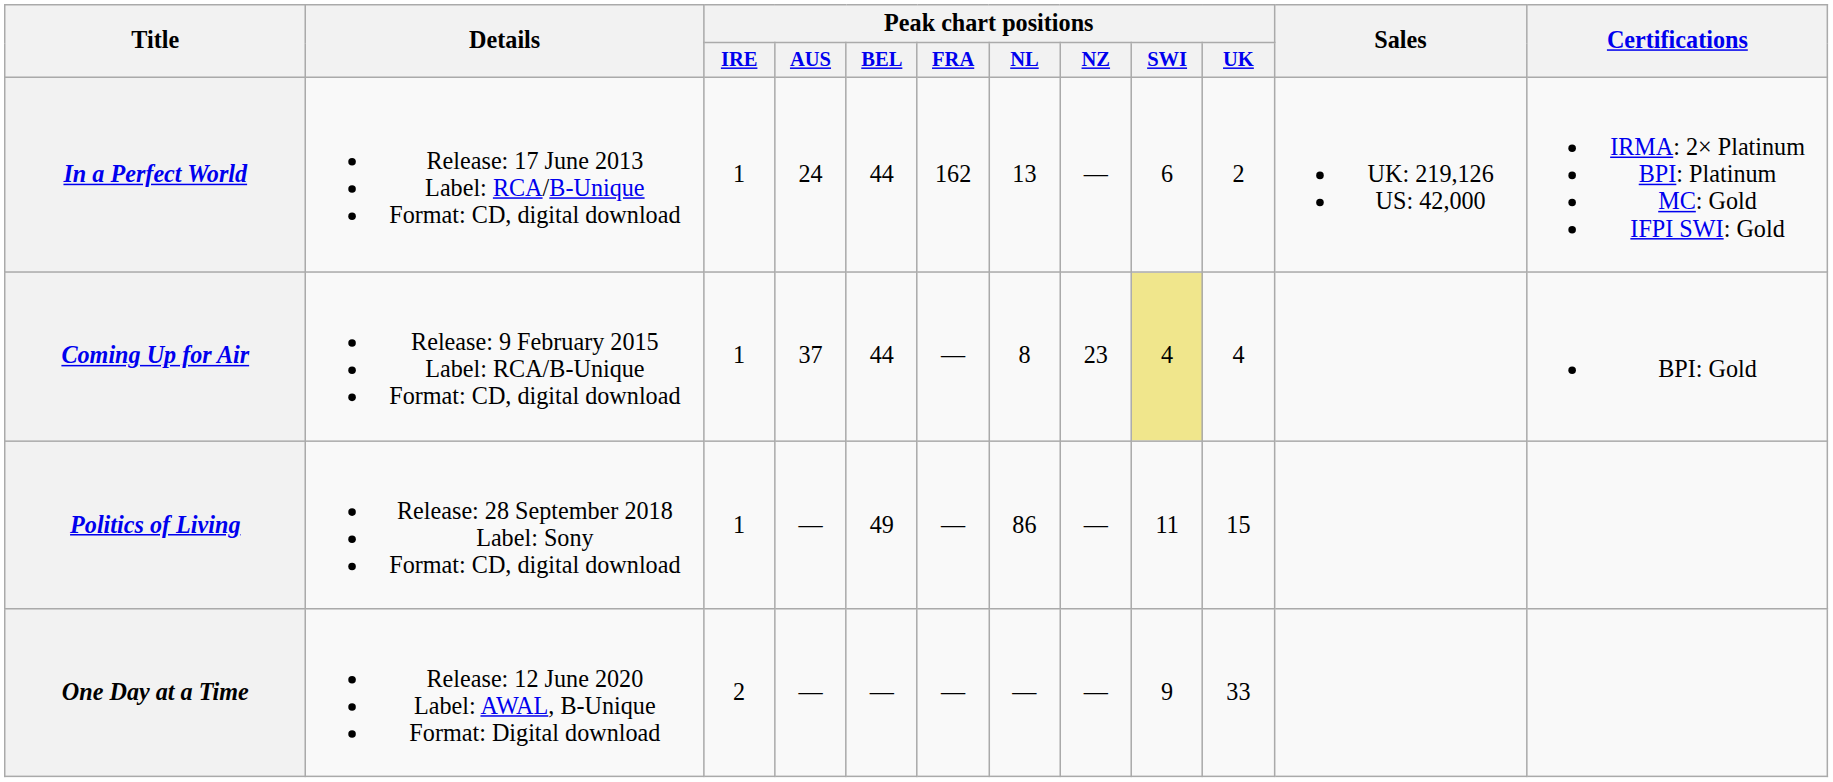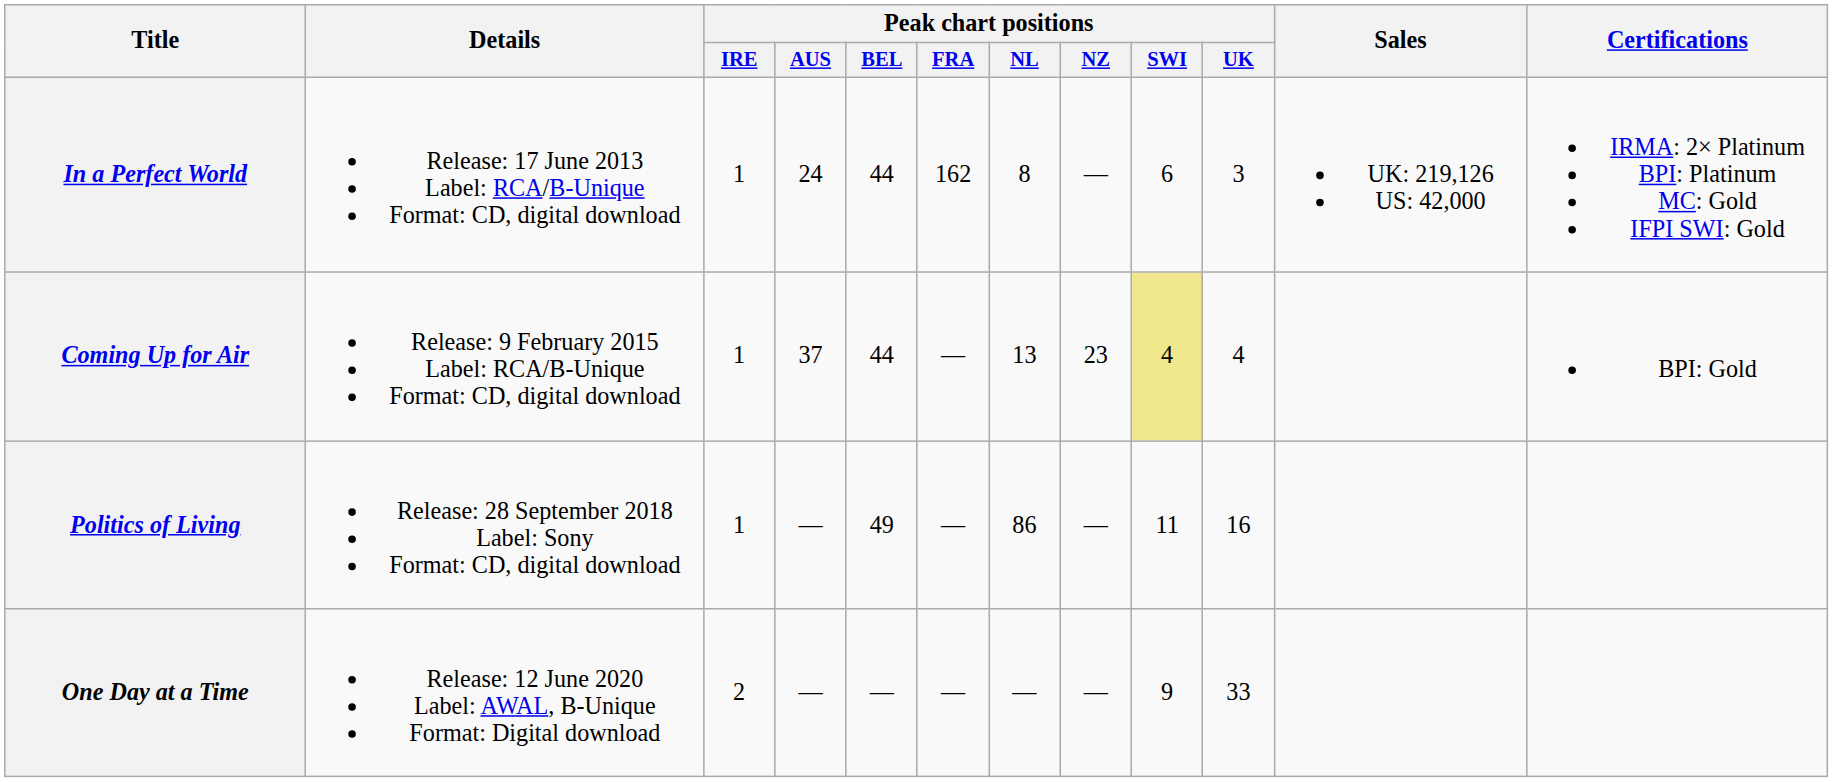(1024, 174) 13 -> (1024, 174) 8
(1238, 174) 2 -> (1238, 174) 3
(1024, 356) 8 -> (1024, 356) 13
(1238, 524) 15 -> (1238, 524) 16
